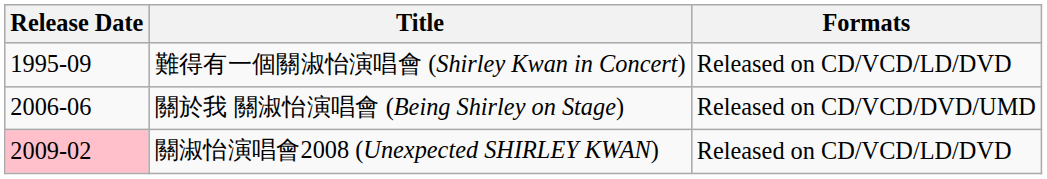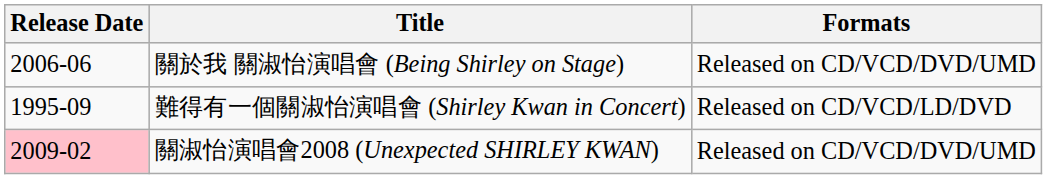rows swapped: (420, 63) <-> (389, 107)
(854, 150) Released on CD/VCD/LD/DVD -> (866, 150) Released on CD/VCD/DVD/UMD
